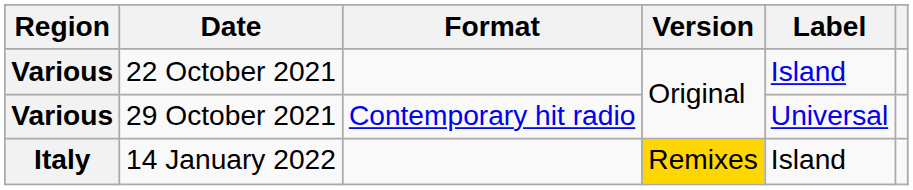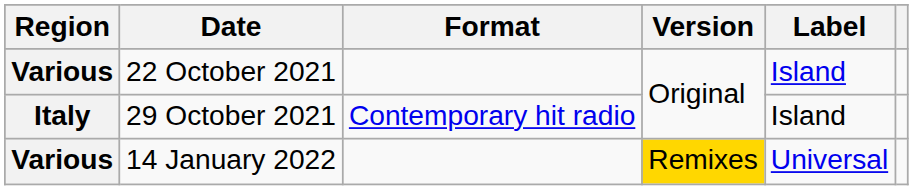(62, 116) Various -> (62, 116) Italy
(829, 116) Universal -> (808, 116) Island
(62, 160) Italy -> (62, 160) Various
(808, 160) Island -> (829, 160) Universal
